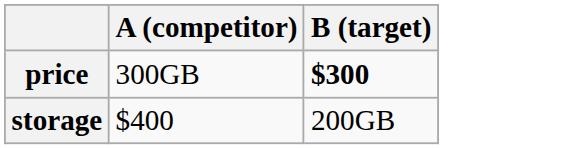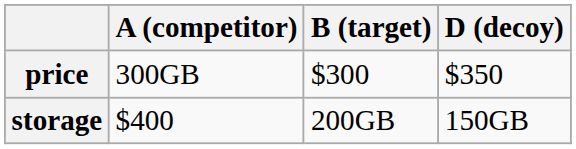+ column: (504, 27)
(340, 73) bold -> (340, 73) normal
